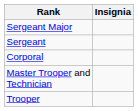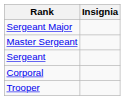+ row: (42, 42)
- row: (48, 78)
